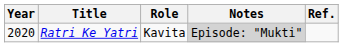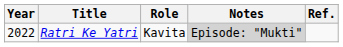(21, 33) 2020 -> (21, 33) 2022
